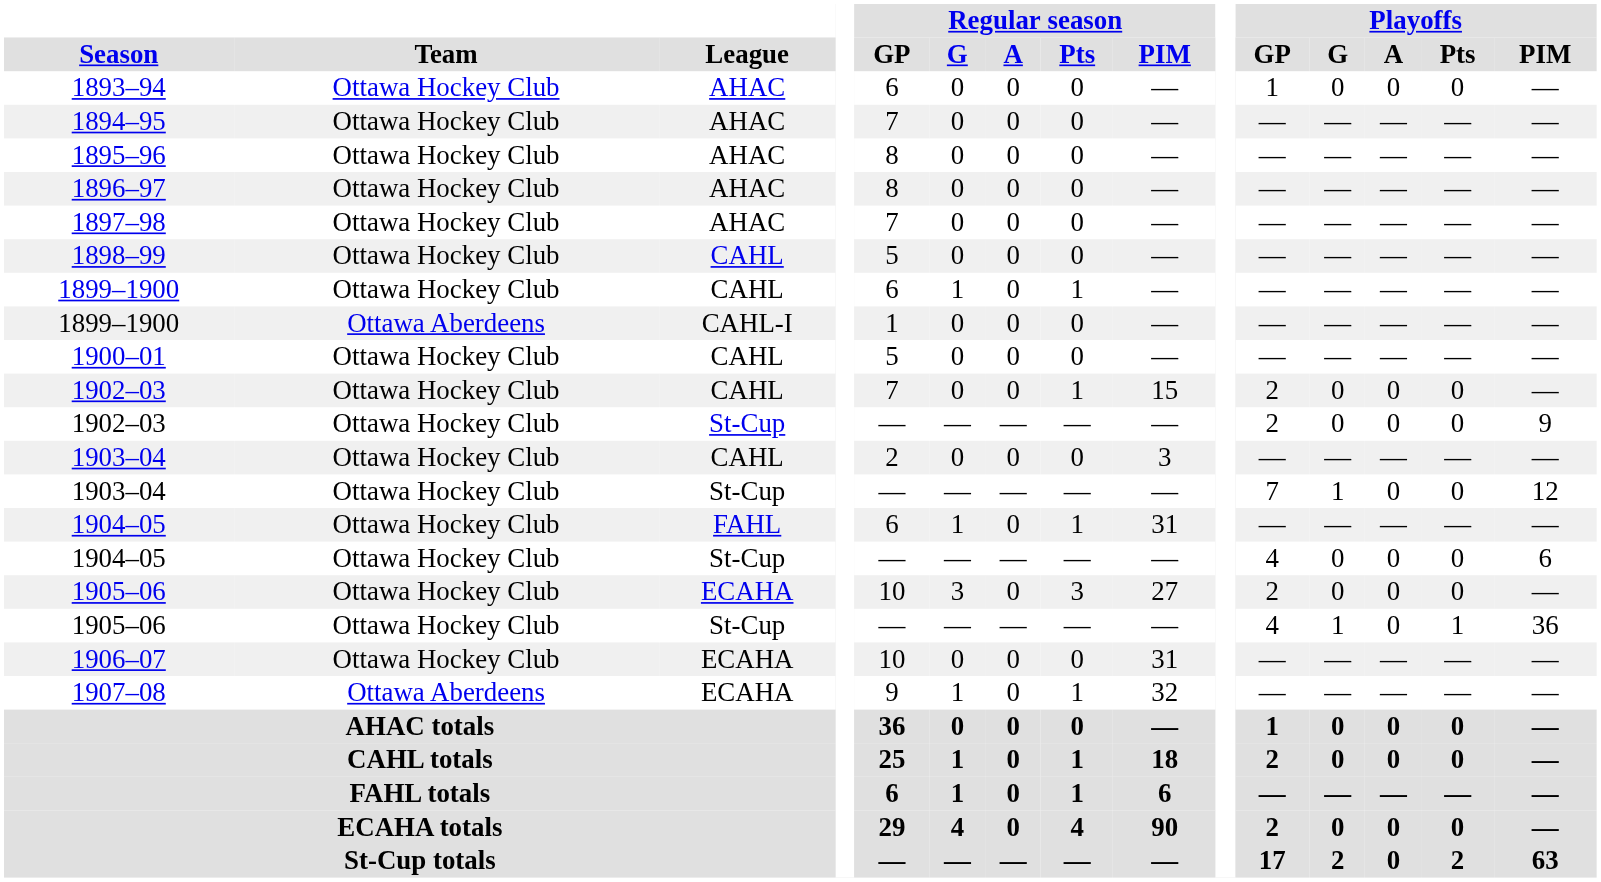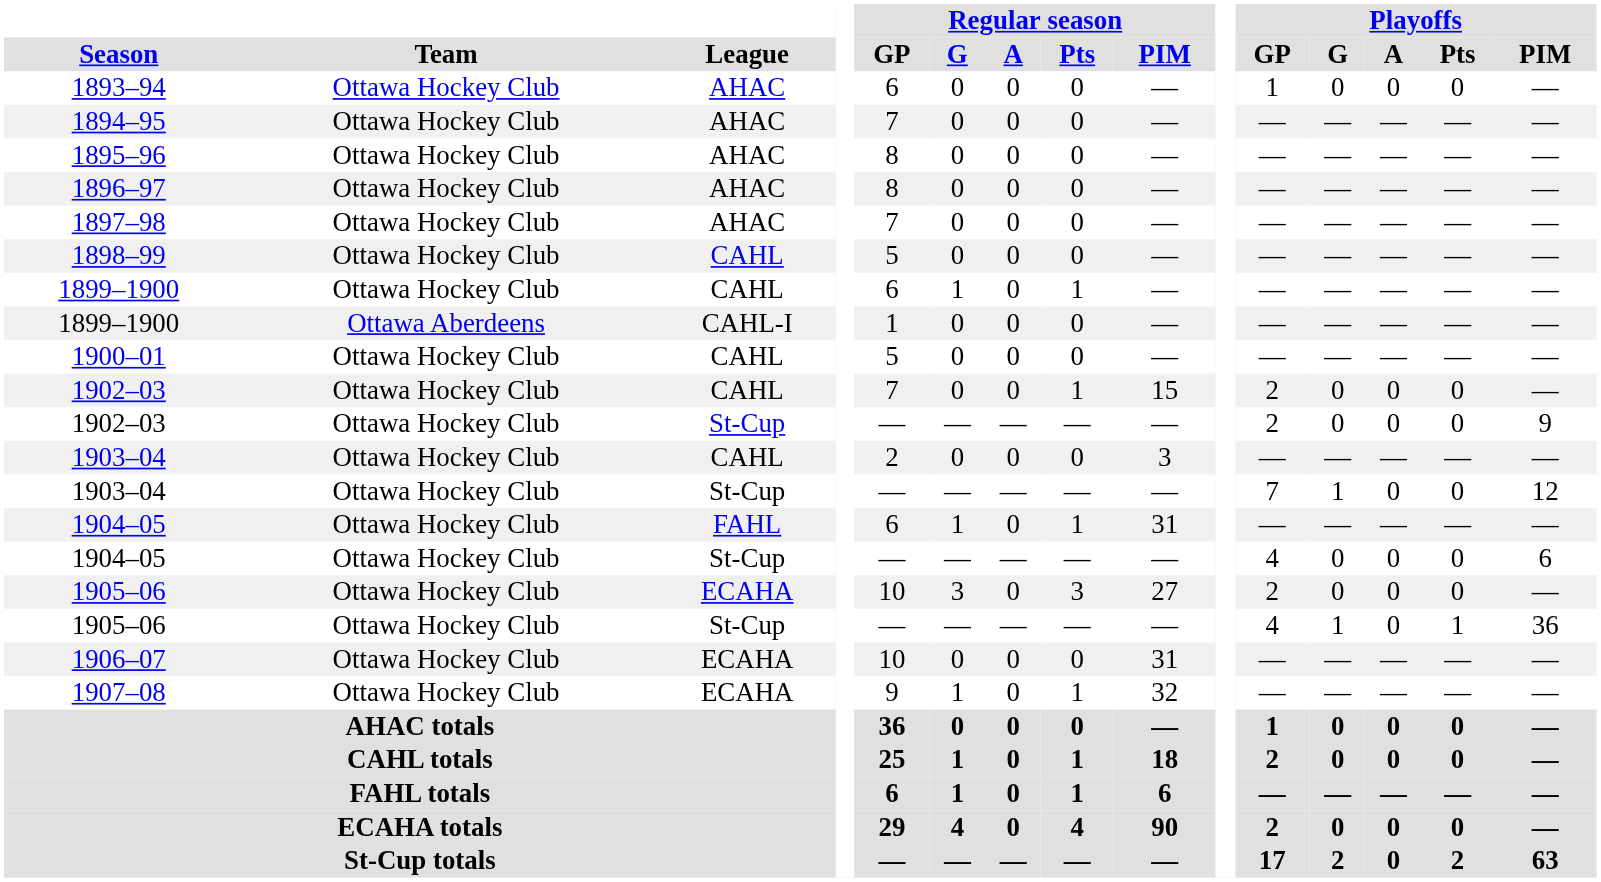(446, 692) Ottawa Aberdeens -> (446, 692) Ottawa Hockey Club
